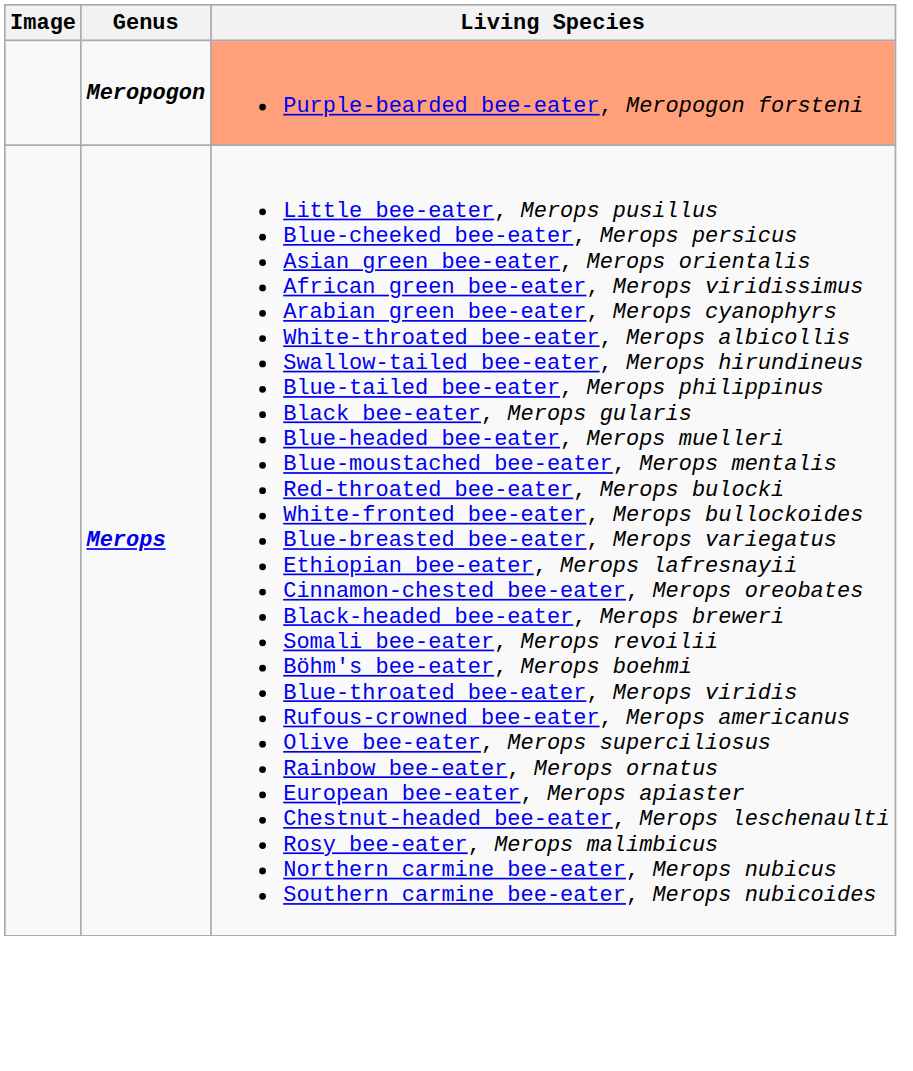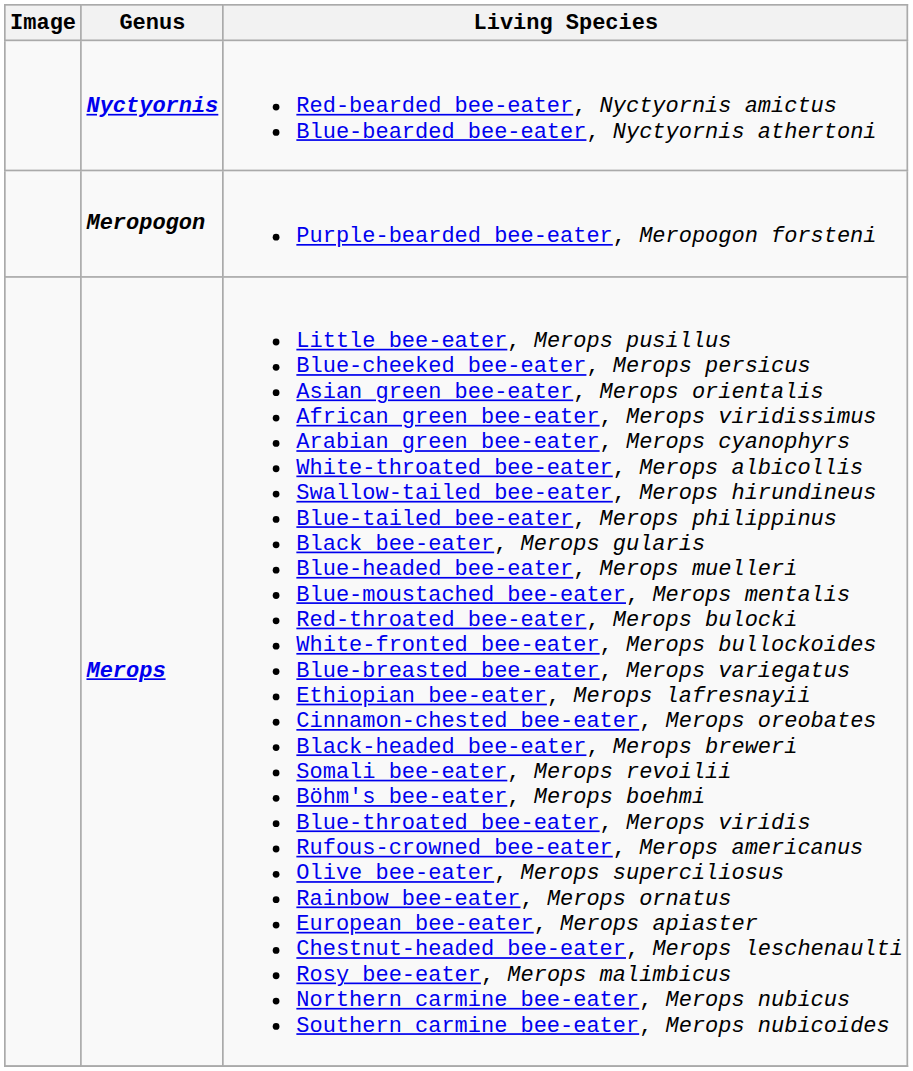+ row: (152, 106)
(553, 106) lightsalmon background -> (566, 236) no background
